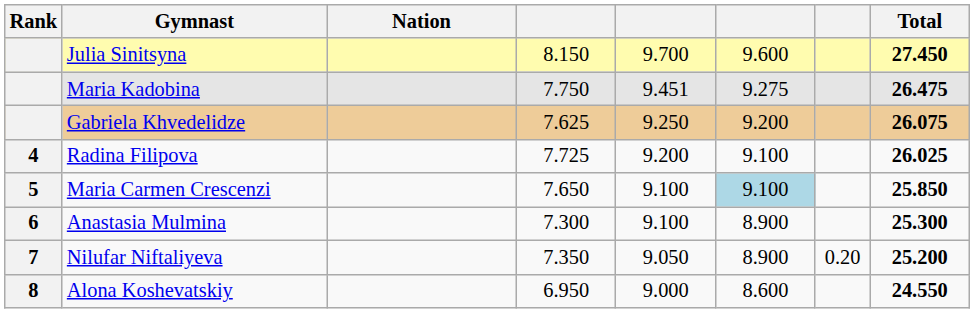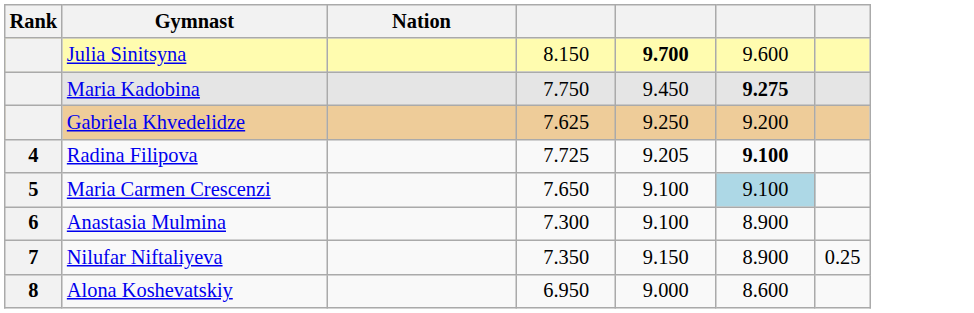- column: (920, 20)
(666, 54) normal -> (666, 54) bold
(666, 88) 9.451 -> (666, 88) 9.450
(765, 88) normal -> (765, 88) bold
(666, 155) 9.200 -> (666, 155) 9.205
(765, 155) normal -> (765, 155) bold
(666, 256) 9.050 -> (666, 256) 9.150
(843, 256) 0.20 -> (843, 256) 0.25
